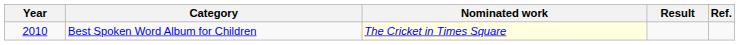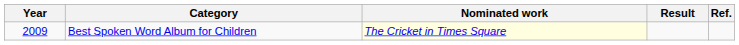(35, 31) 2010 -> (35, 31) 2009
